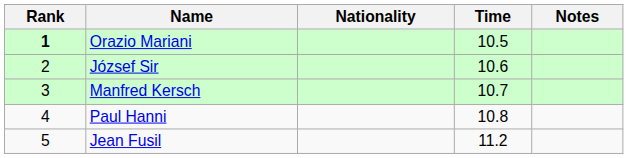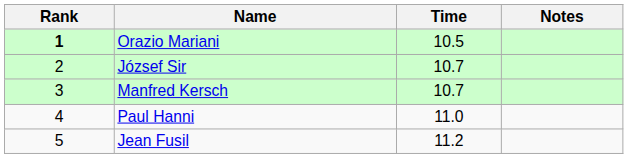- column: (376, 16)
(493, 66) 10.6 -> (449, 66) 10.7
(493, 116) 10.8 -> (449, 116) 11.0
